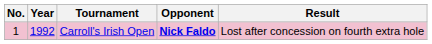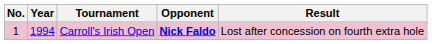(42, 31) 1992 -> (42, 31) 1994
